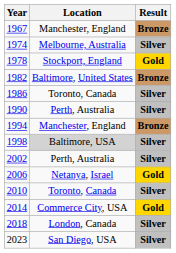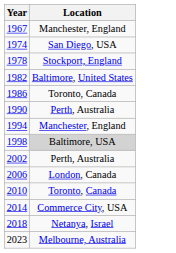- column: (153, 12)
(82, 45) Melbourne, Australia -> (82, 45) San Diego, USA
(82, 175) Netanya, Israel -> (82, 175) London, Canada
(82, 223) London, Canada -> (82, 223) Netanya, Israel
(82, 239) San Diego, USA -> (82, 239) Melbourne, Australia
